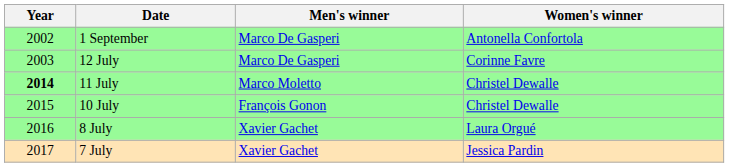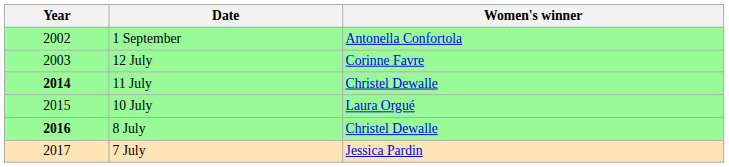- column: (349, 16)
(512, 106) Christel Dewalle -> (380, 106) Laura Orgué
(40, 128) normal -> (57, 128) bold
(501, 128) Laura Orgué -> (392, 128) Christel Dewalle
